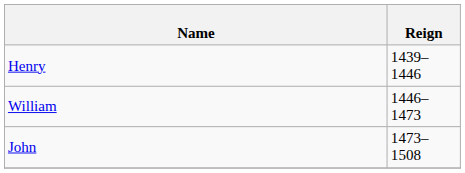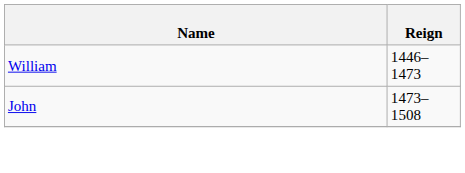- row: (27, 65)
